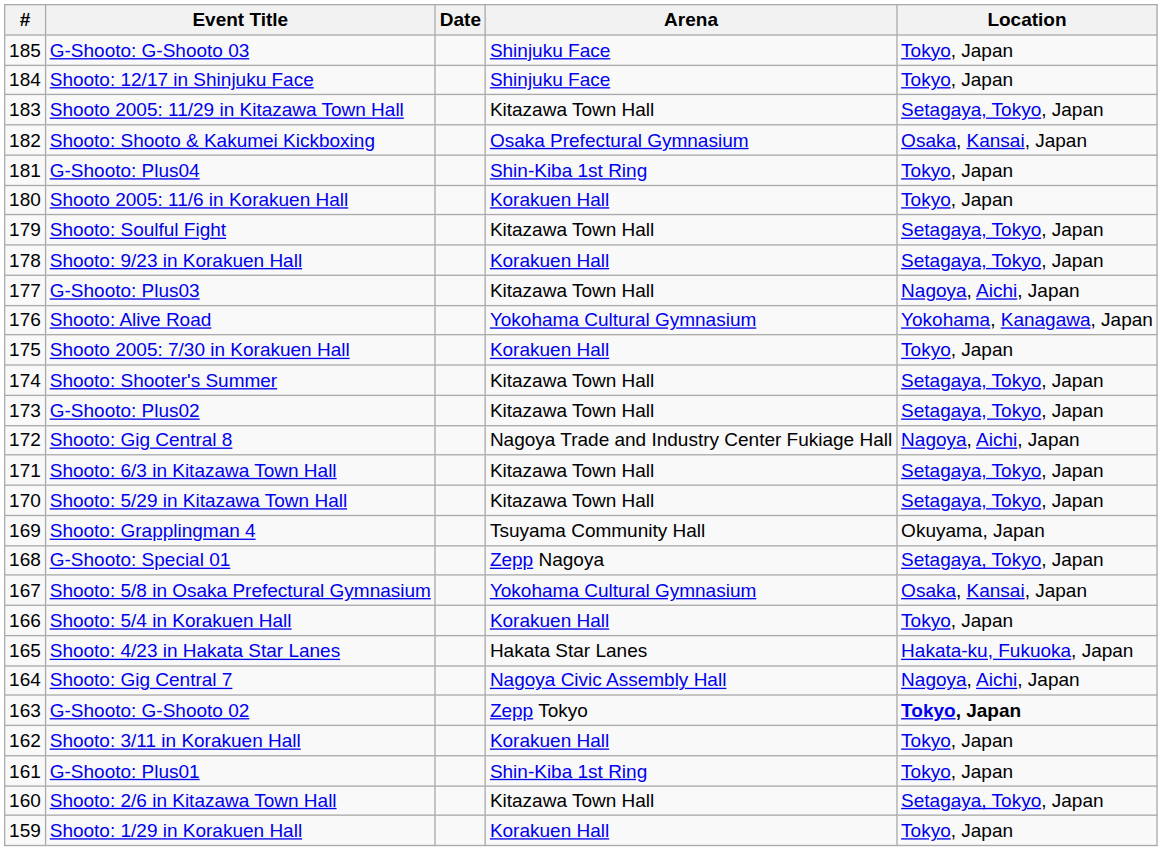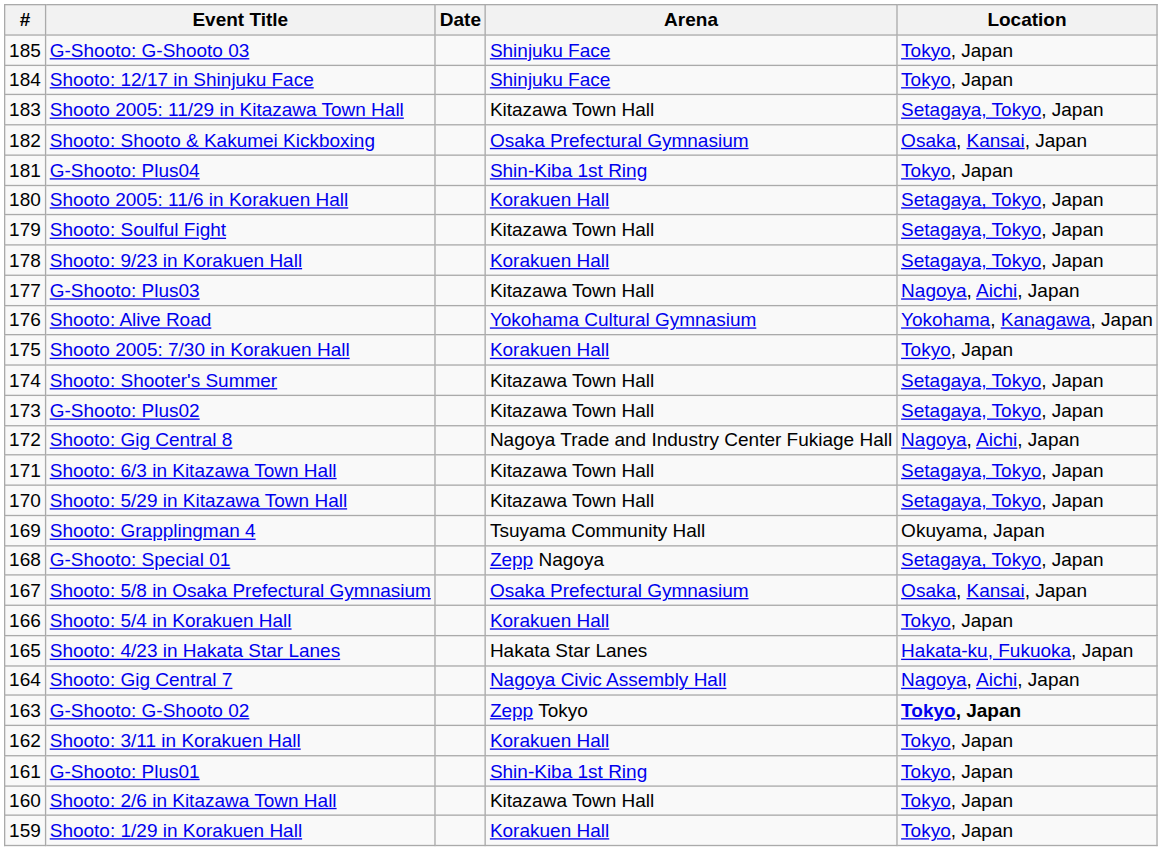(957, 200) Tokyo, Japan -> (1002, 200) Setagaya, Tokyo, Japan
(623, 591) Yokohama Cultural Gymnasium -> (619, 591) Osaka Prefectural Gymnasium
(1002, 801) Setagaya, Tokyo, Japan -> (957, 801) Tokyo, Japan
